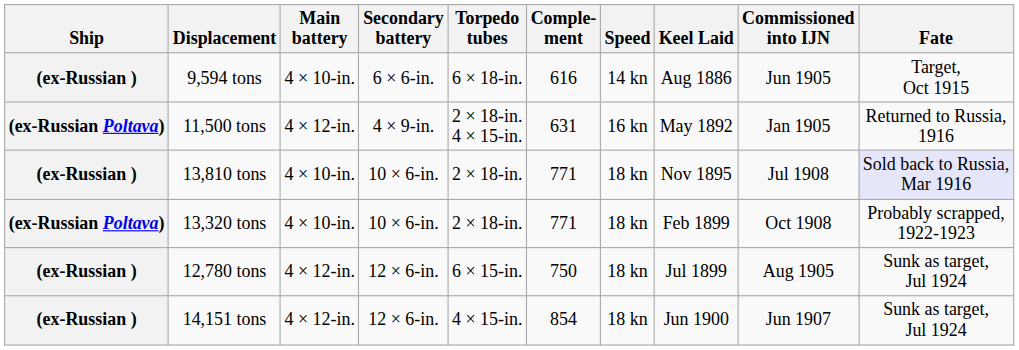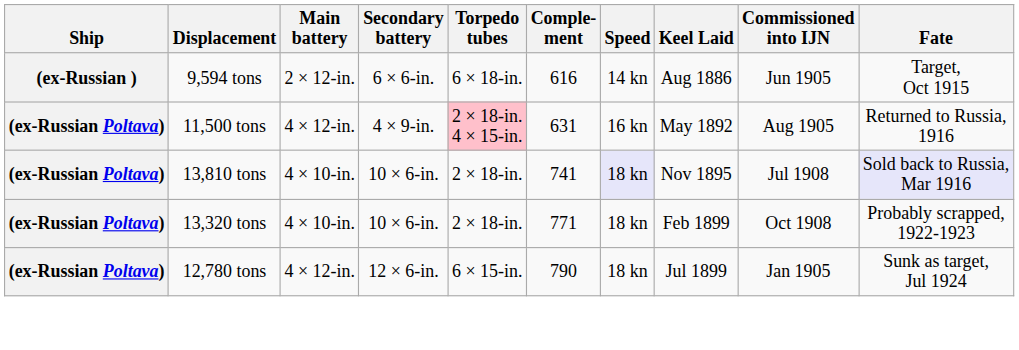(320, 77) 4 × 10-in. -> (320, 77) 2 × 12-in.
(487, 125) no background -> (487, 125) pink background
(798, 125) Jan 1905 -> (798, 125) Aug 1905
(87, 174) (ex-Russian ) -> (87, 174) (ex-Russian Poltava)
(563, 174) 771 -> (563, 174) 741
(627, 174) no background -> (627, 174) lavender background
(87, 271) (ex-Russian ) -> (87, 271) (ex-Russian Poltava)
(563, 271) 750 -> (563, 271) 790
(798, 271) Aug 1905 -> (798, 271) Jan 1905
- row: (225, 320)
